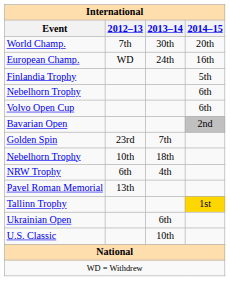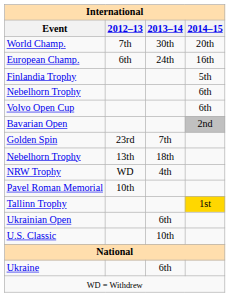(125, 60) WD -> (125, 60) 6th
(125, 156) 10th -> (125, 156) 13th
(125, 172) 6th -> (125, 172) WD
(125, 188) 13th -> (125, 188) 10th
+ row: (23, 268)
